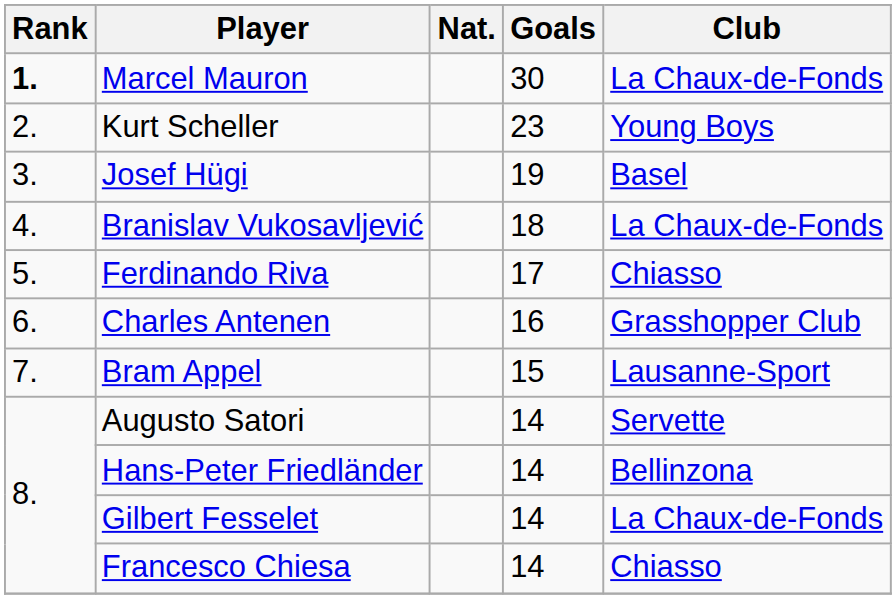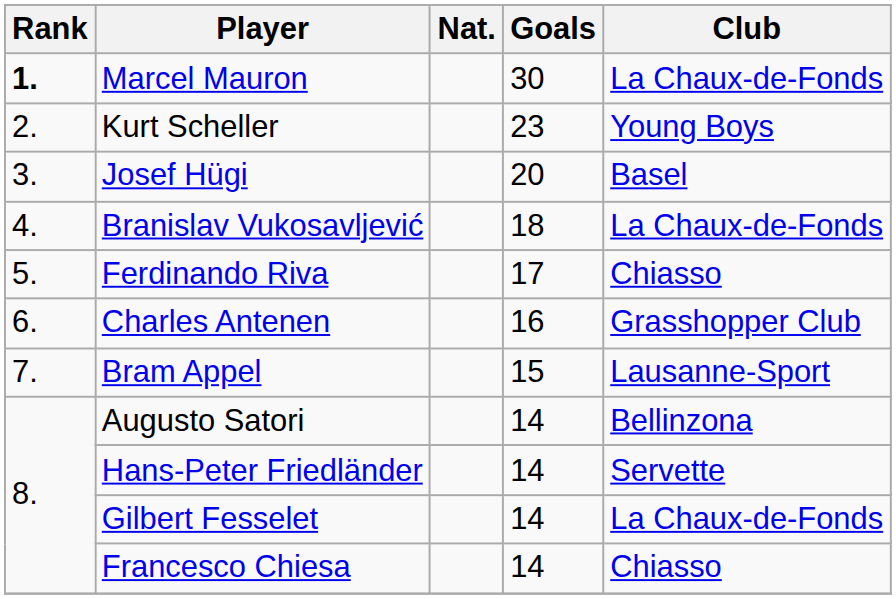(527, 175) 19 -> (527, 175) 20
(668, 420) Servette -> (681, 420) Bellinzona
(681, 469) Bellinzona -> (668, 469) Servette
